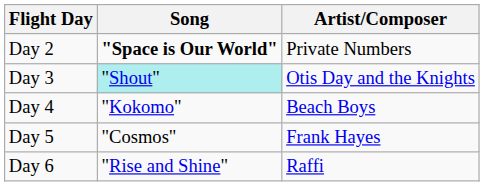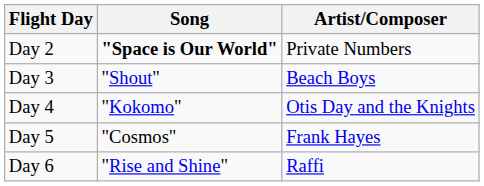(131, 78) paleturquoise background -> (131, 78) no background
(381, 78) Otis Day and the Knights -> (331, 78) Beach Boys
(331, 107) Beach Boys -> (381, 107) Otis Day and the Knights
